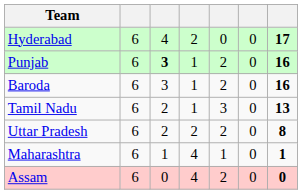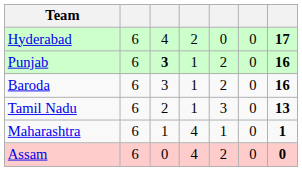- row: (48, 131)
